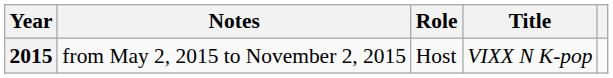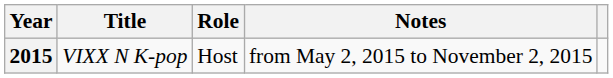columns swapped: (530, 21) <-> (234, 21)
